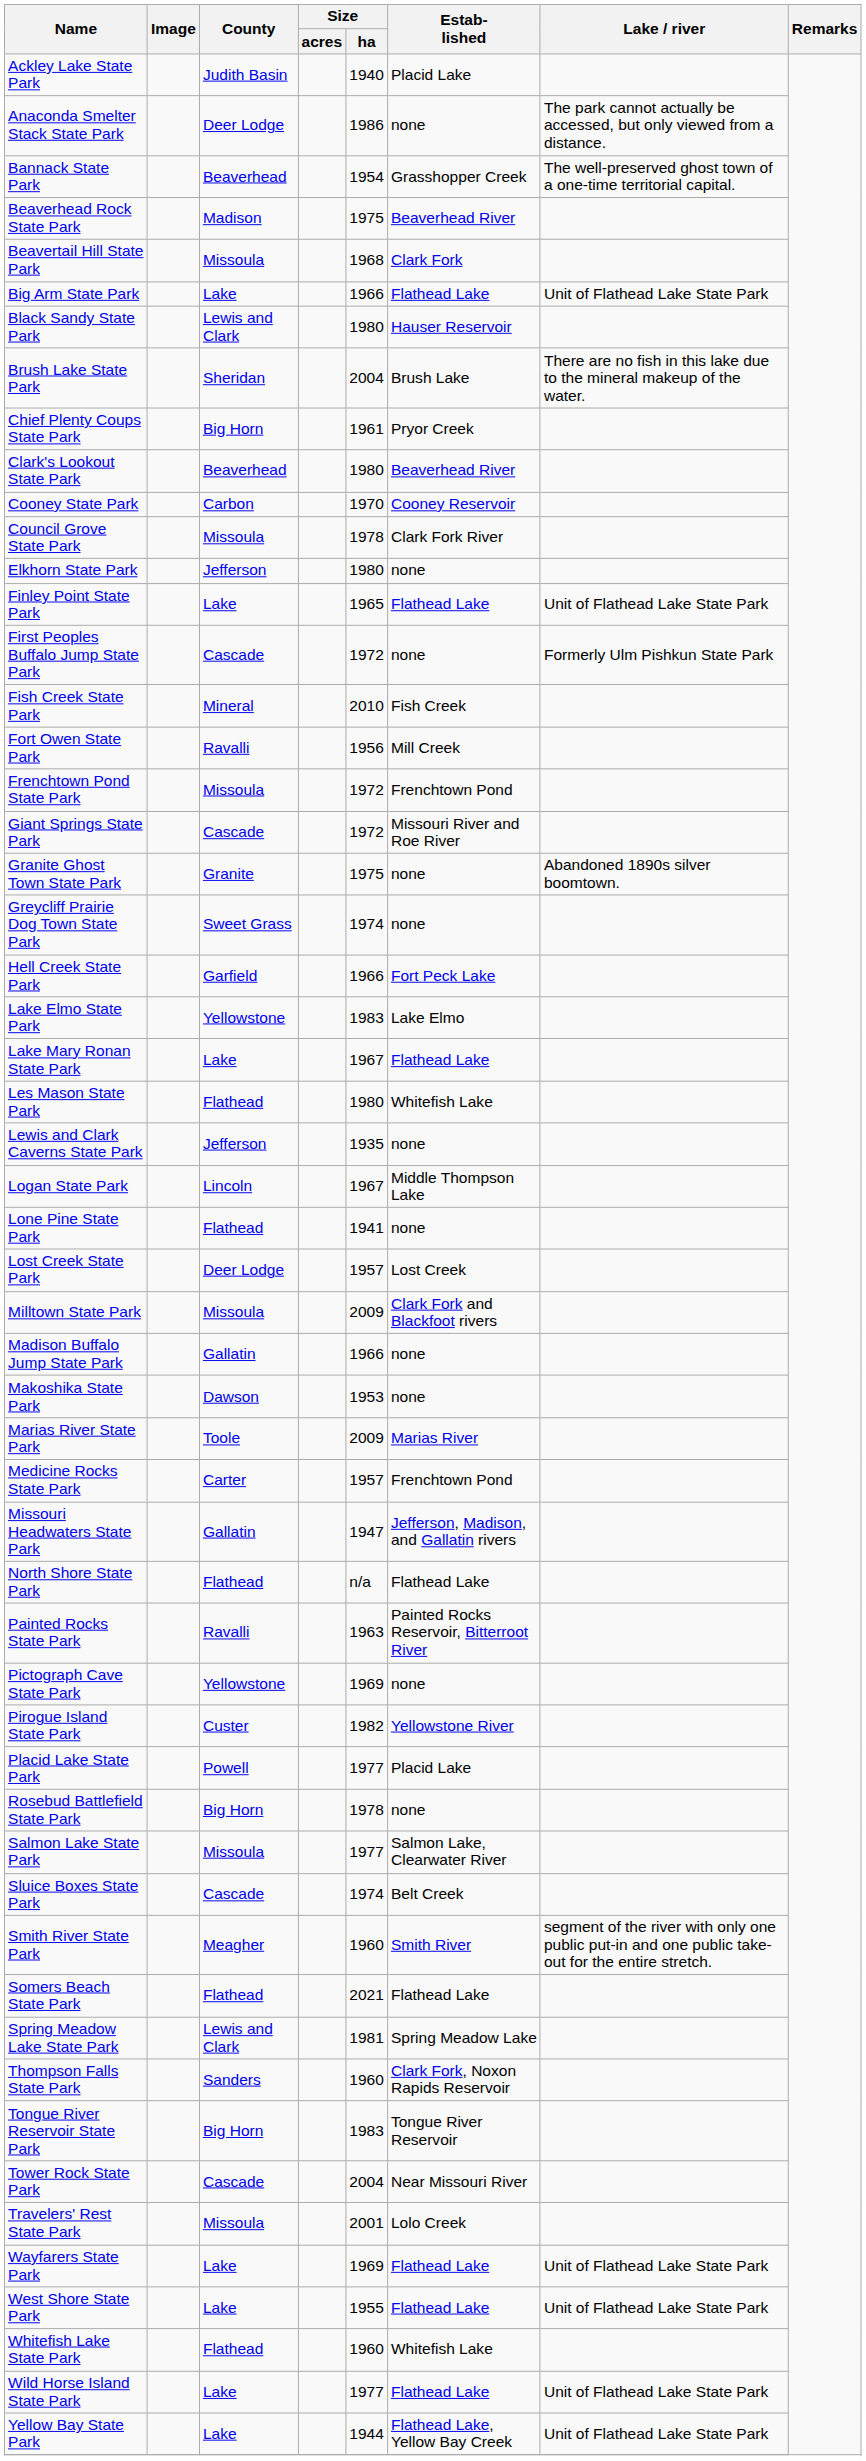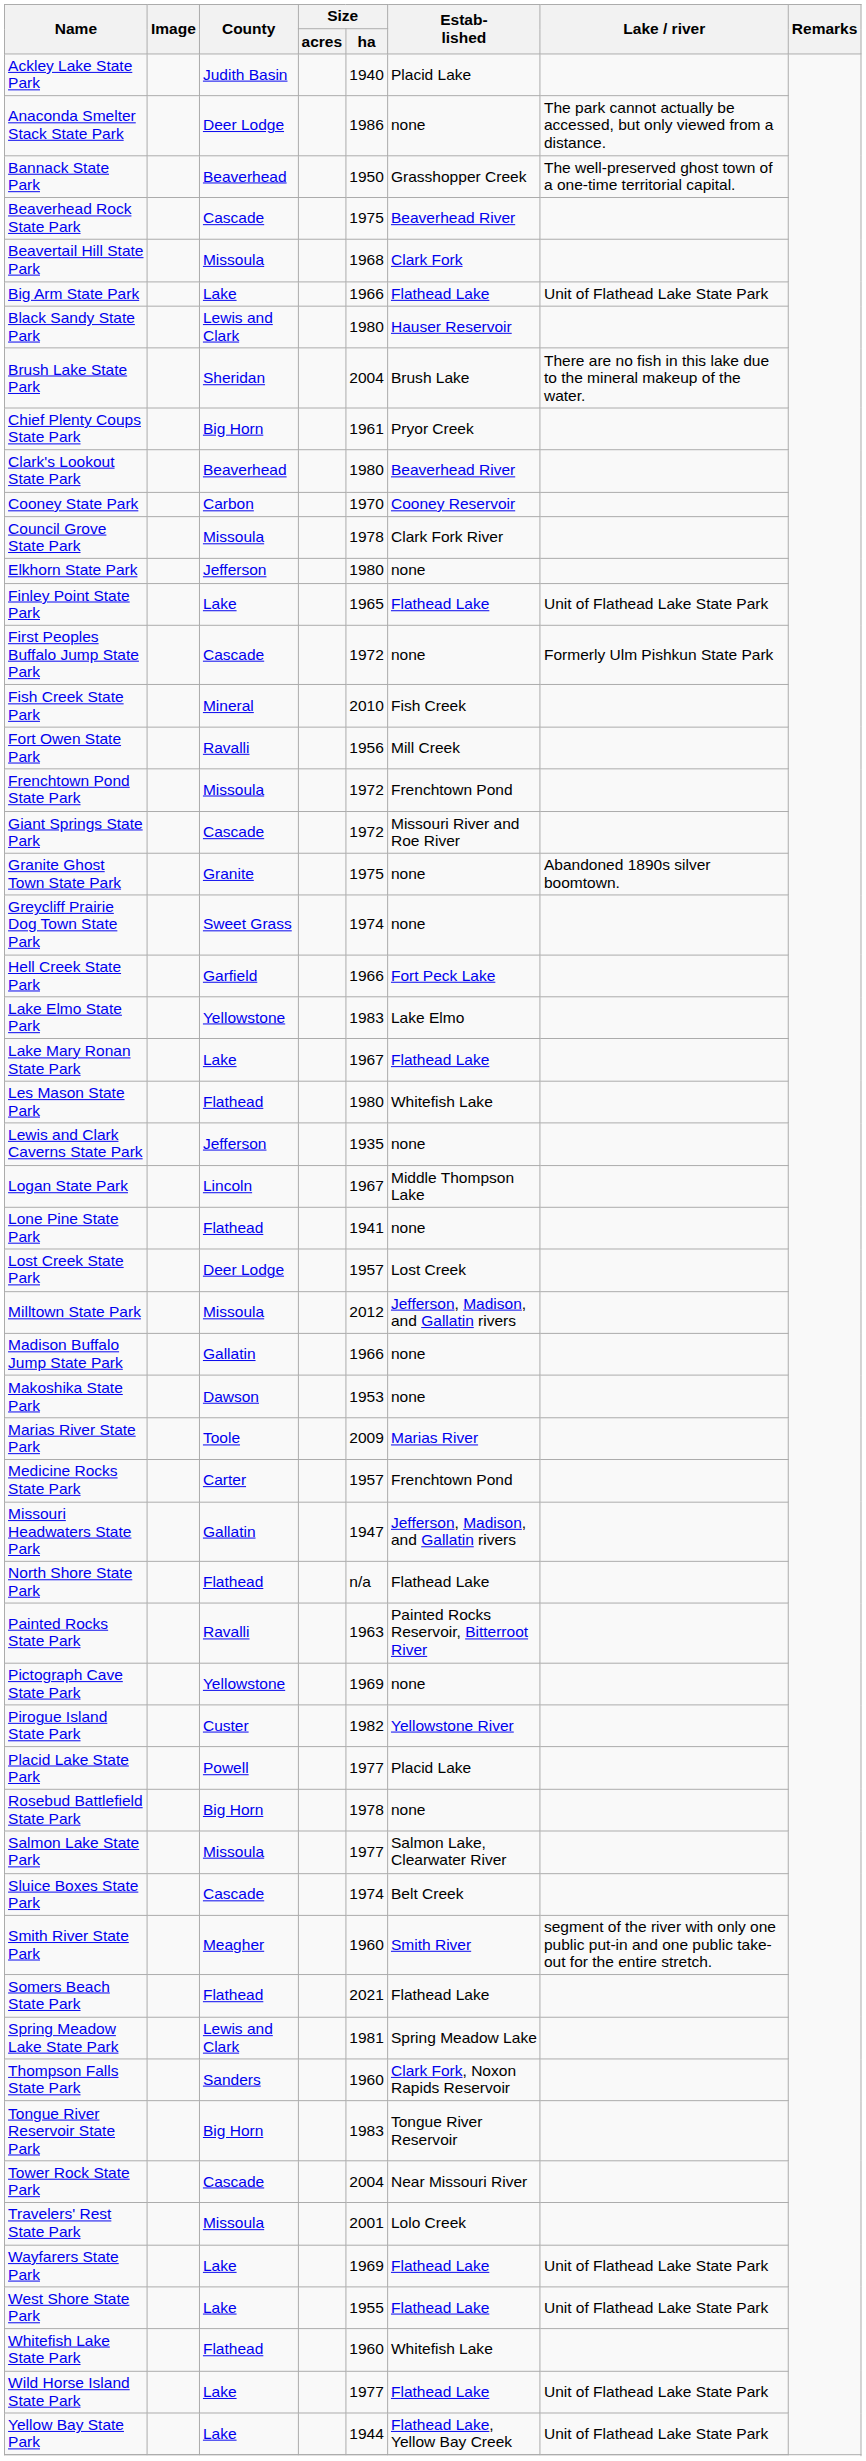(367, 176) 1954 -> (367, 176) 1950
(232, 218) Madison -> (234, 218) Cascade
(367, 1312) 2009 -> (367, 1312) 2012
(444, 1312) Clark Fork and Blackfoot rivers -> (459, 1312) Jefferson, Madison, and Gallatin rivers
